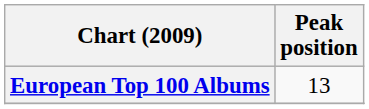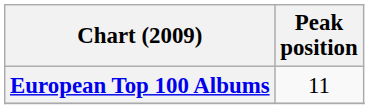(319, 84) 13 -> (319, 84) 11
